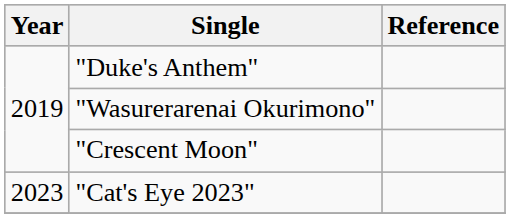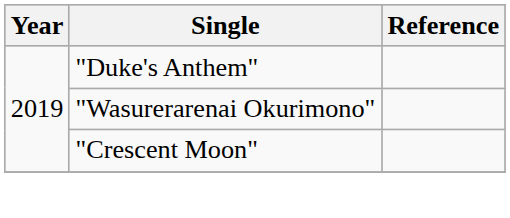- row: (165, 191)
